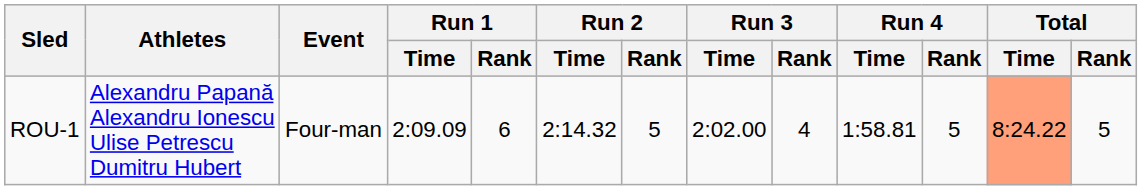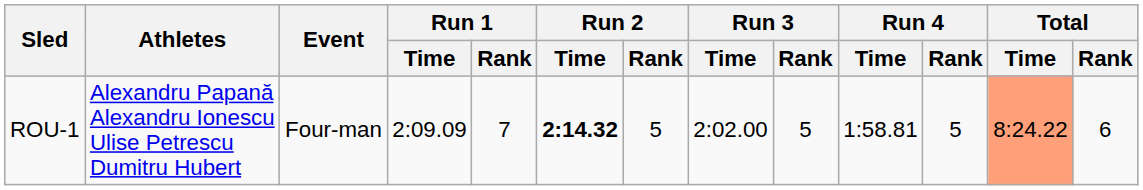(504, 131) 6 -> (504, 131) 7
(579, 131) normal -> (580, 131) bold
(804, 131) 4 -> (806, 131) 5
(1104, 131) 5 -> (1105, 131) 6
